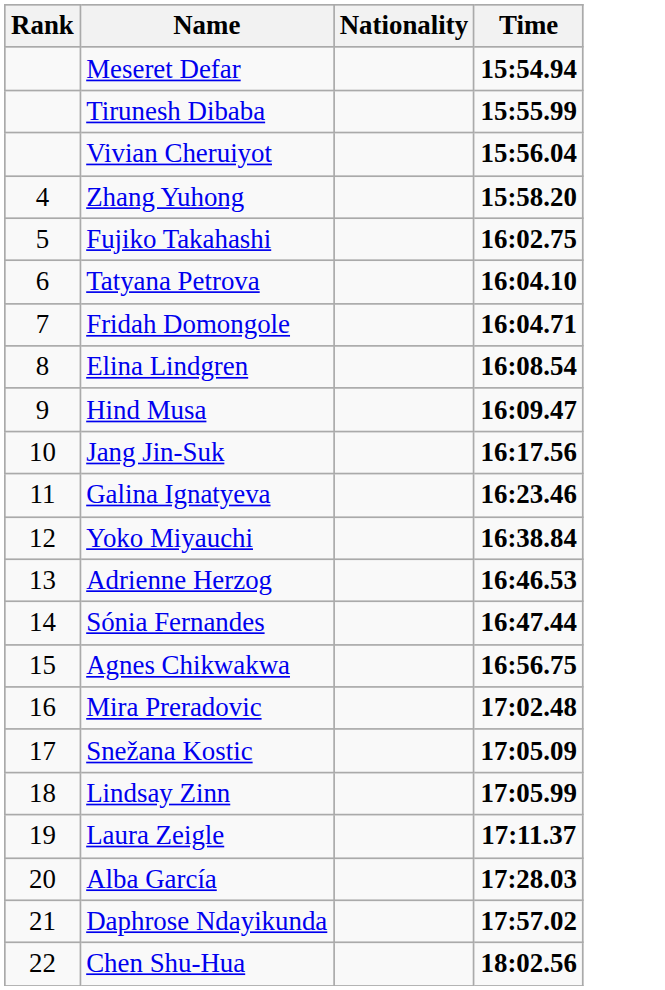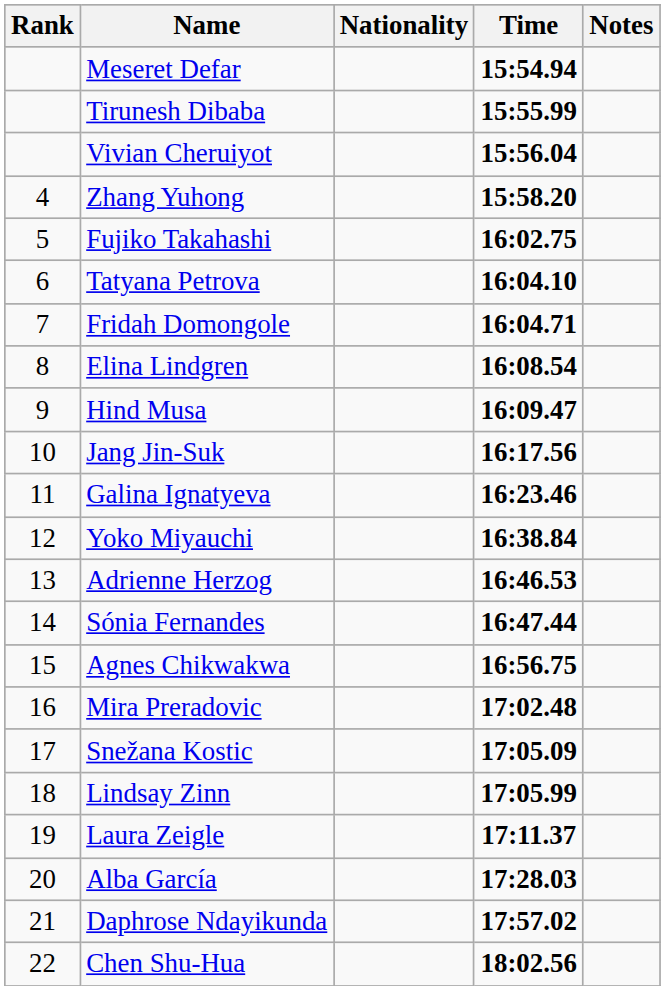+ column: (621, 25)
